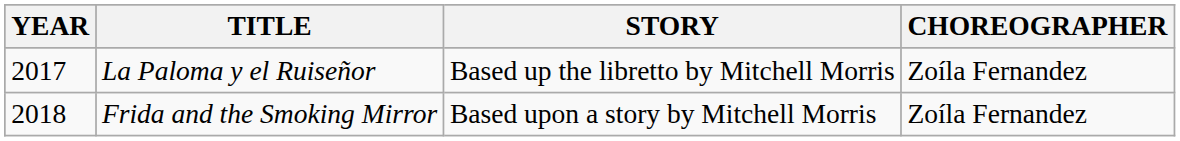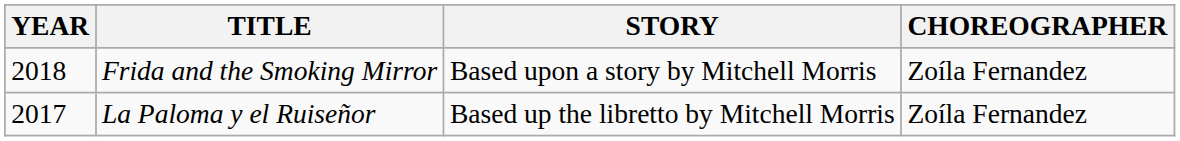rows swapped: (270, 113) <-> (239, 69)
